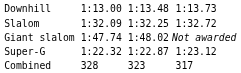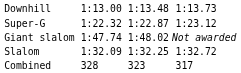rows swapped: (25, 52) <-> (22, 23)
